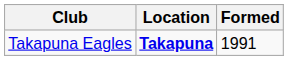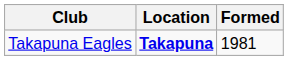(239, 43) 1991 -> (239, 43) 1981
